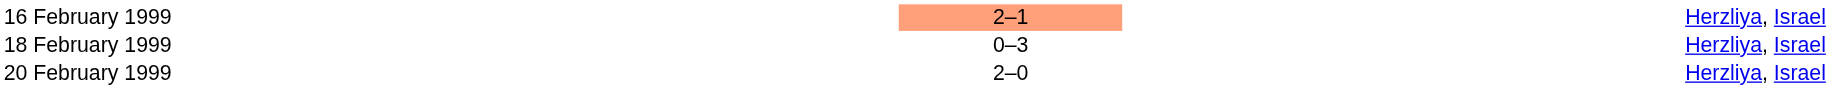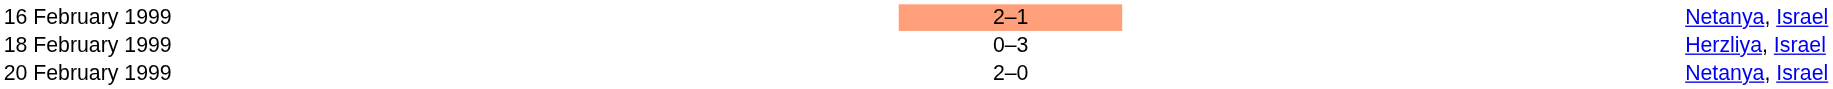(1755, 17) Herzliya, Israel -> (1757, 17) Netanya, Israel
(1755, 73) Herzliya, Israel -> (1757, 73) Netanya, Israel
